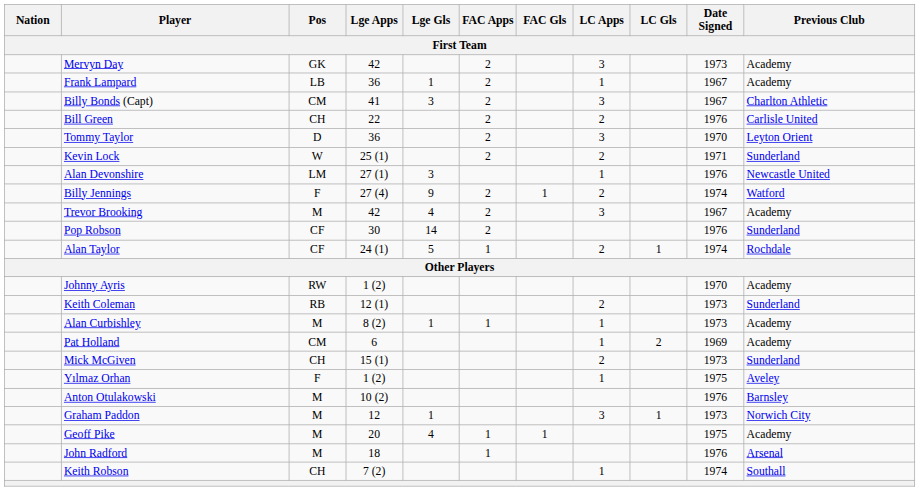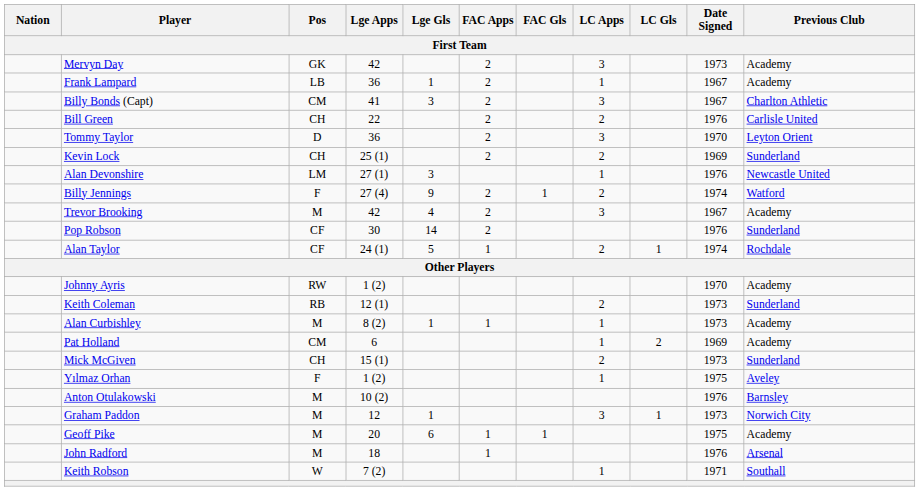(317, 156) W -> (317, 156) CH
(715, 156) 1971 -> (715, 156) 1969
(431, 434) 4 -> (431, 434) 6
(317, 471) CH -> (317, 471) W
(715, 471) 1974 -> (715, 471) 1971
